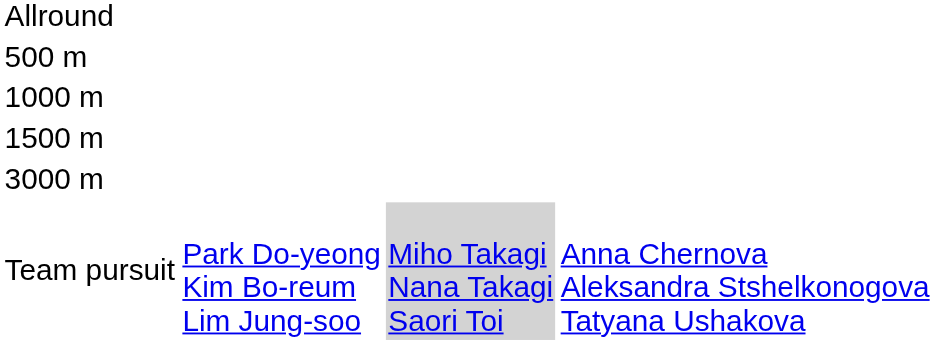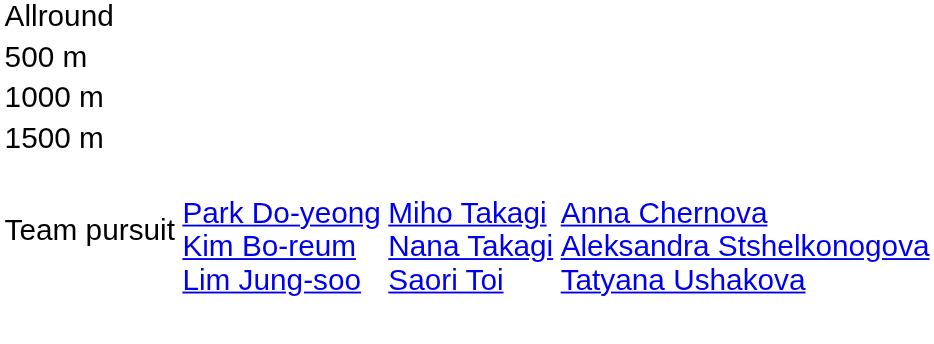- row: (54, 179)
(471, 287) lightgrey background -> (471, 246) no background
